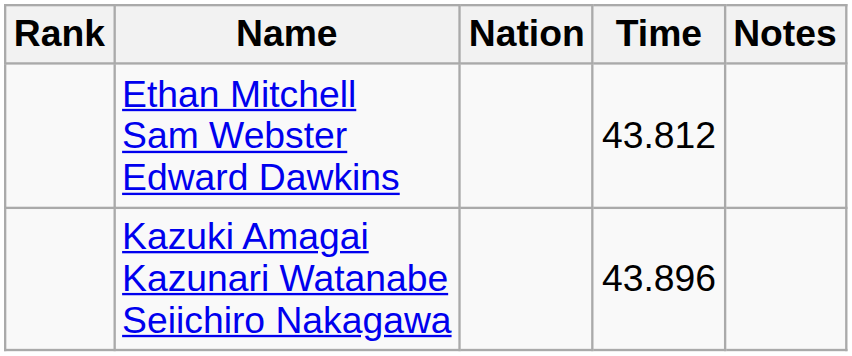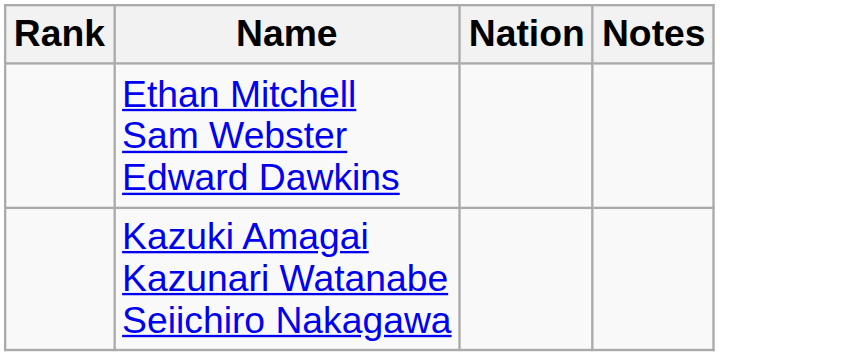- column: (659, 34)
